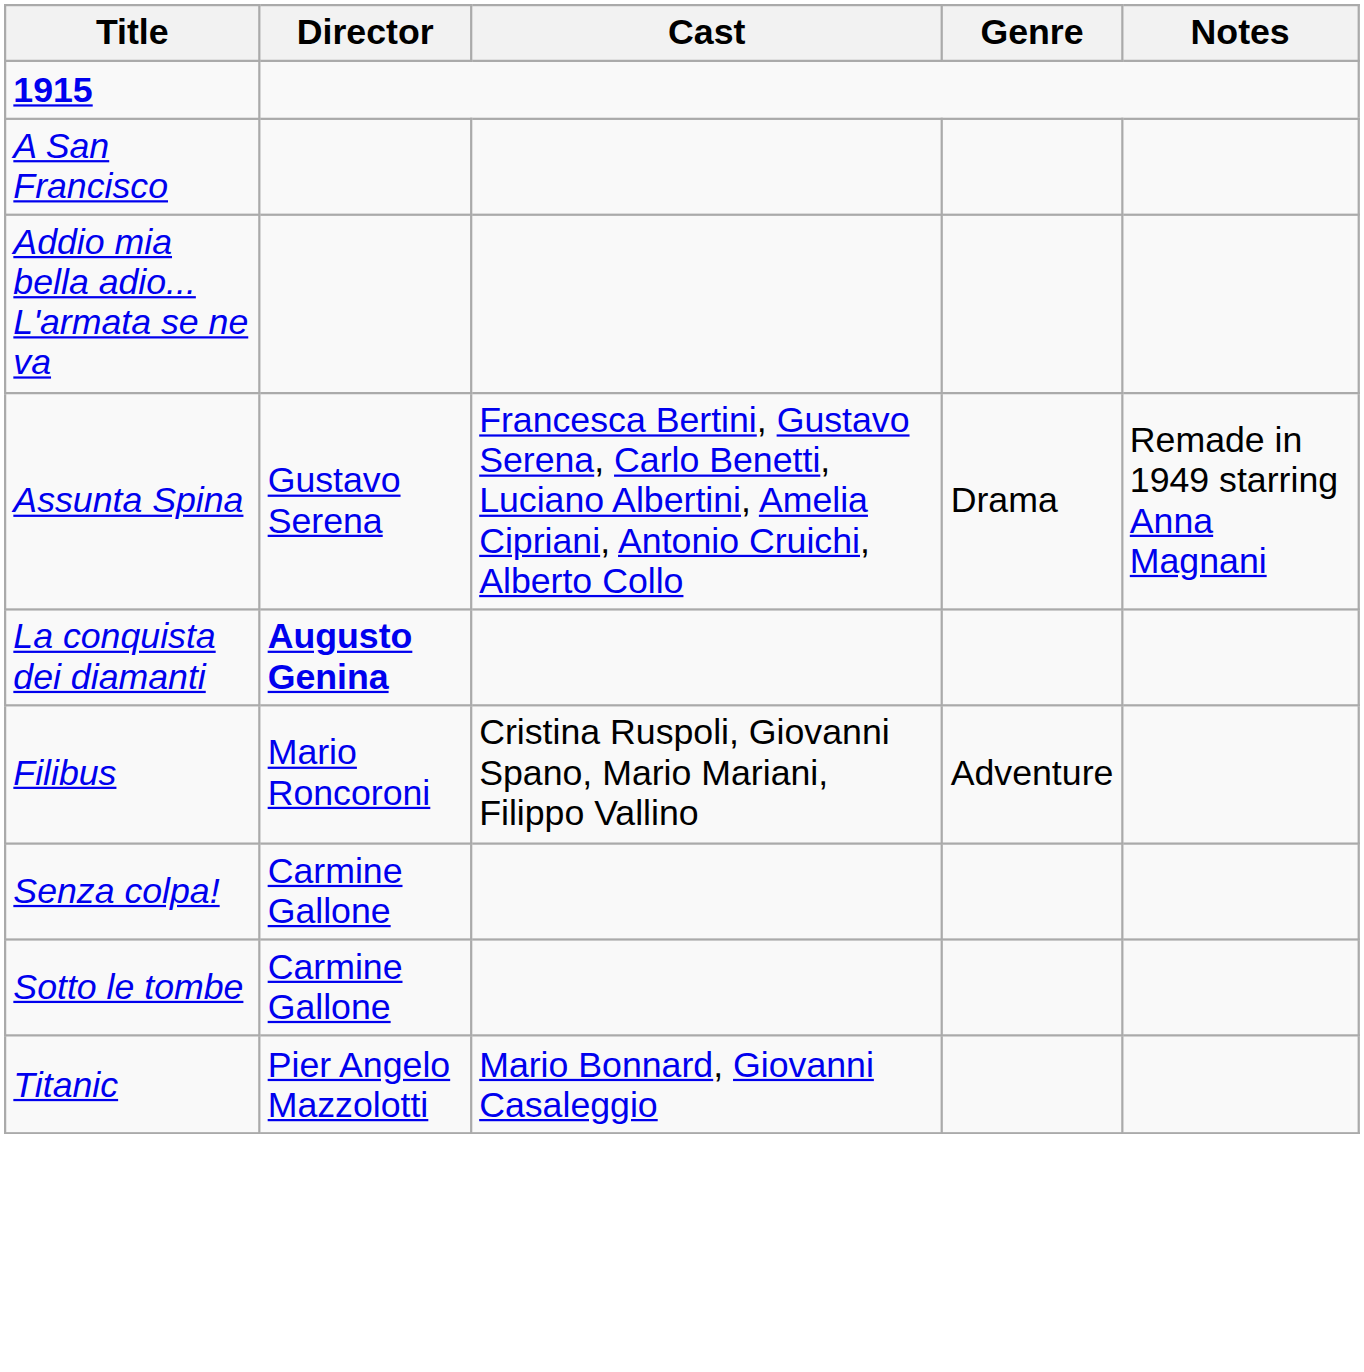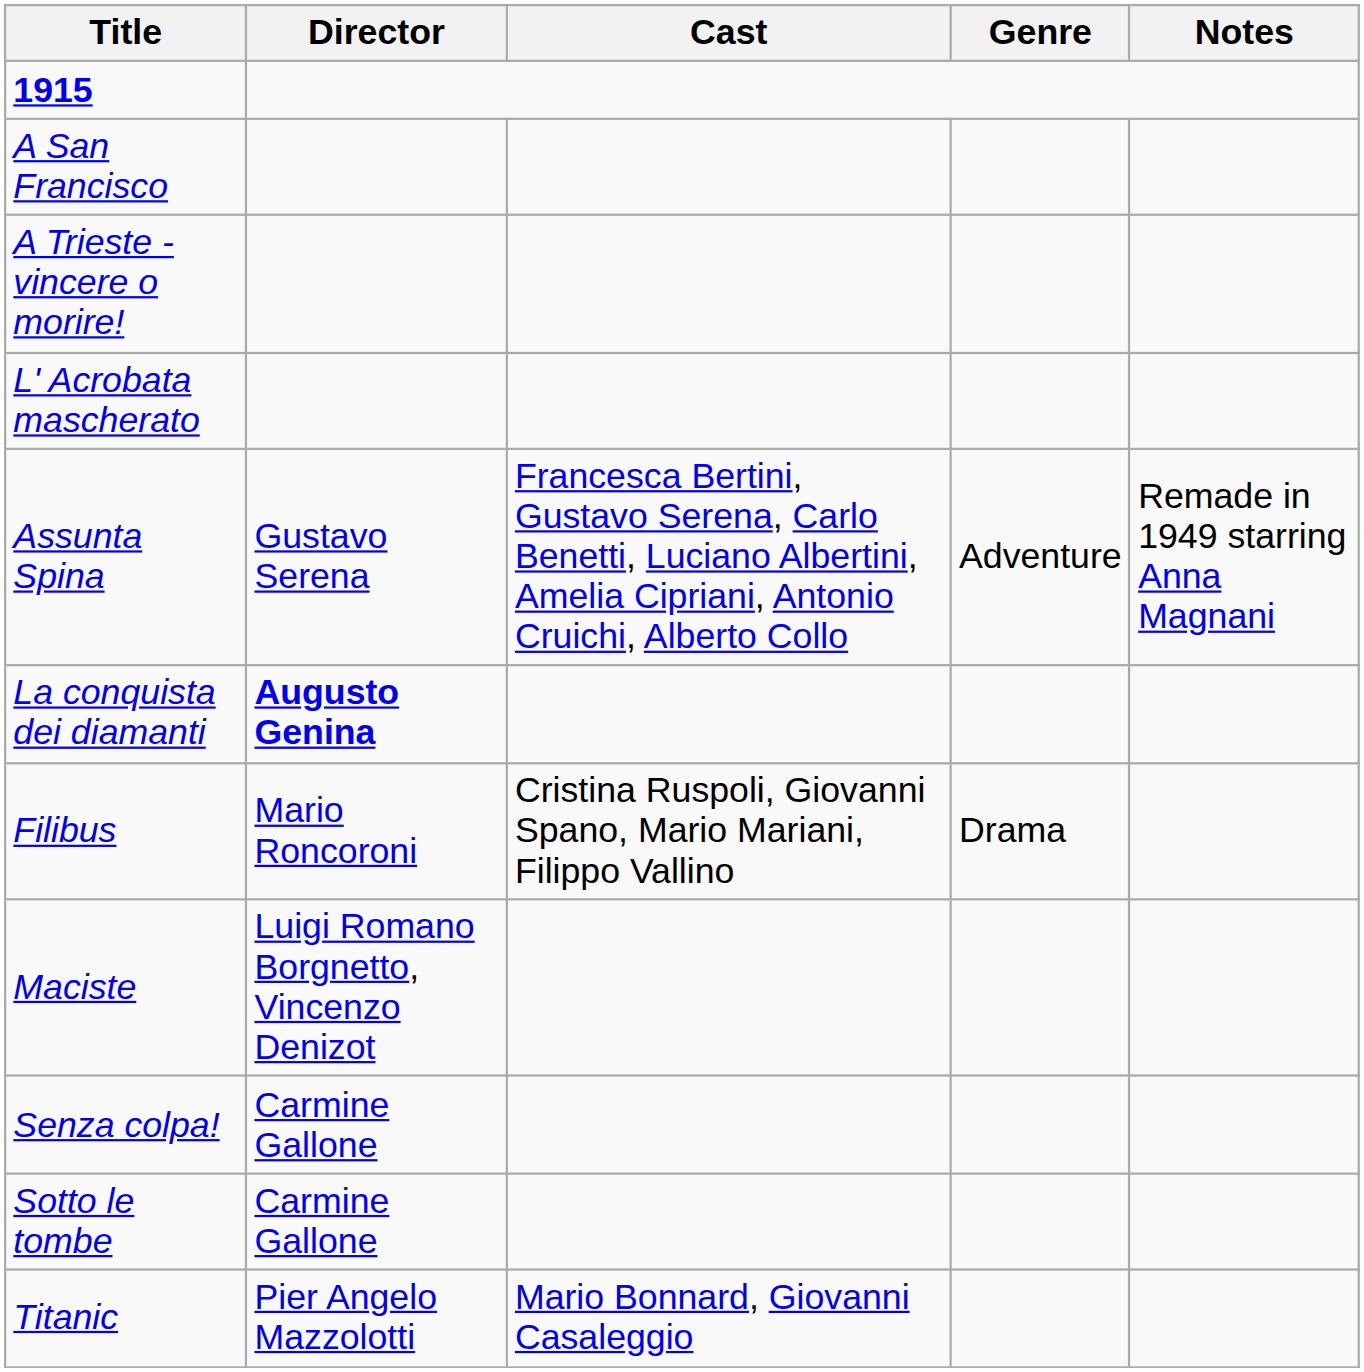+ row: (94, 282)
+ row: (107, 399)
- row: (131, 302)
(1004, 499) Drama -> (1040, 556) Adventure
(1032, 773) Adventure -> (1013, 830) Drama
+ row: (75, 987)
